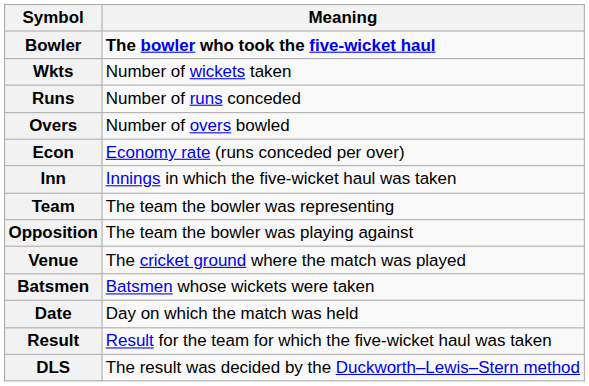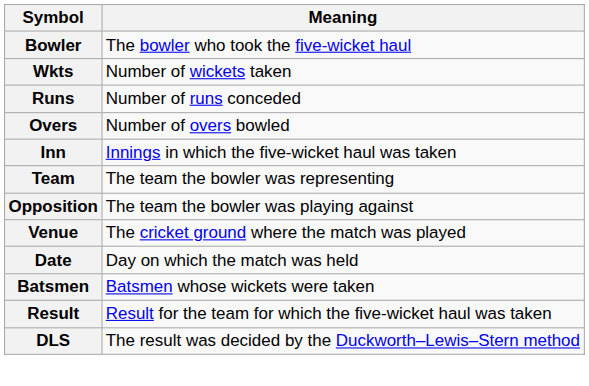(271, 44) bold -> (258, 44) normal
- row: (53, 152)
rows swapped: (53, 313) <-> (53, 286)
